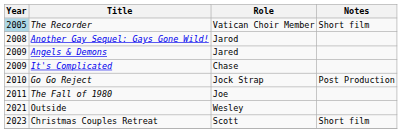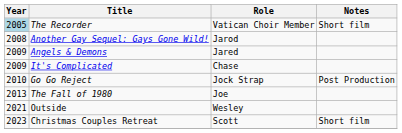(17, 94) 2011 -> (17, 94) 2013
